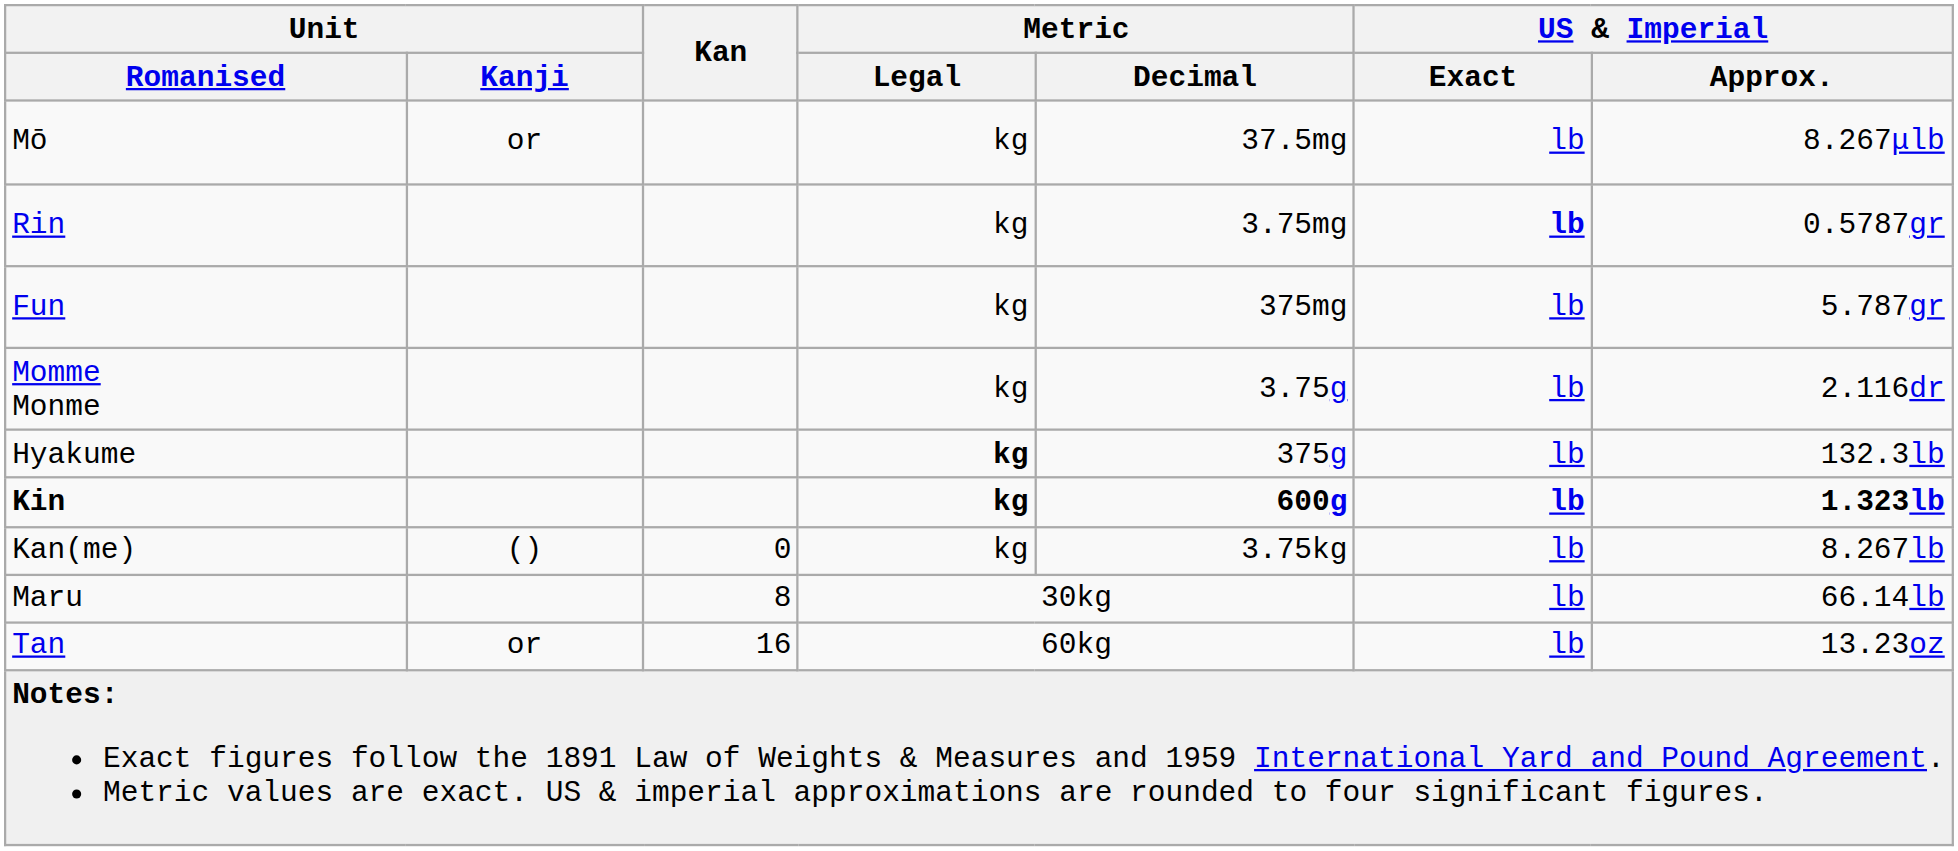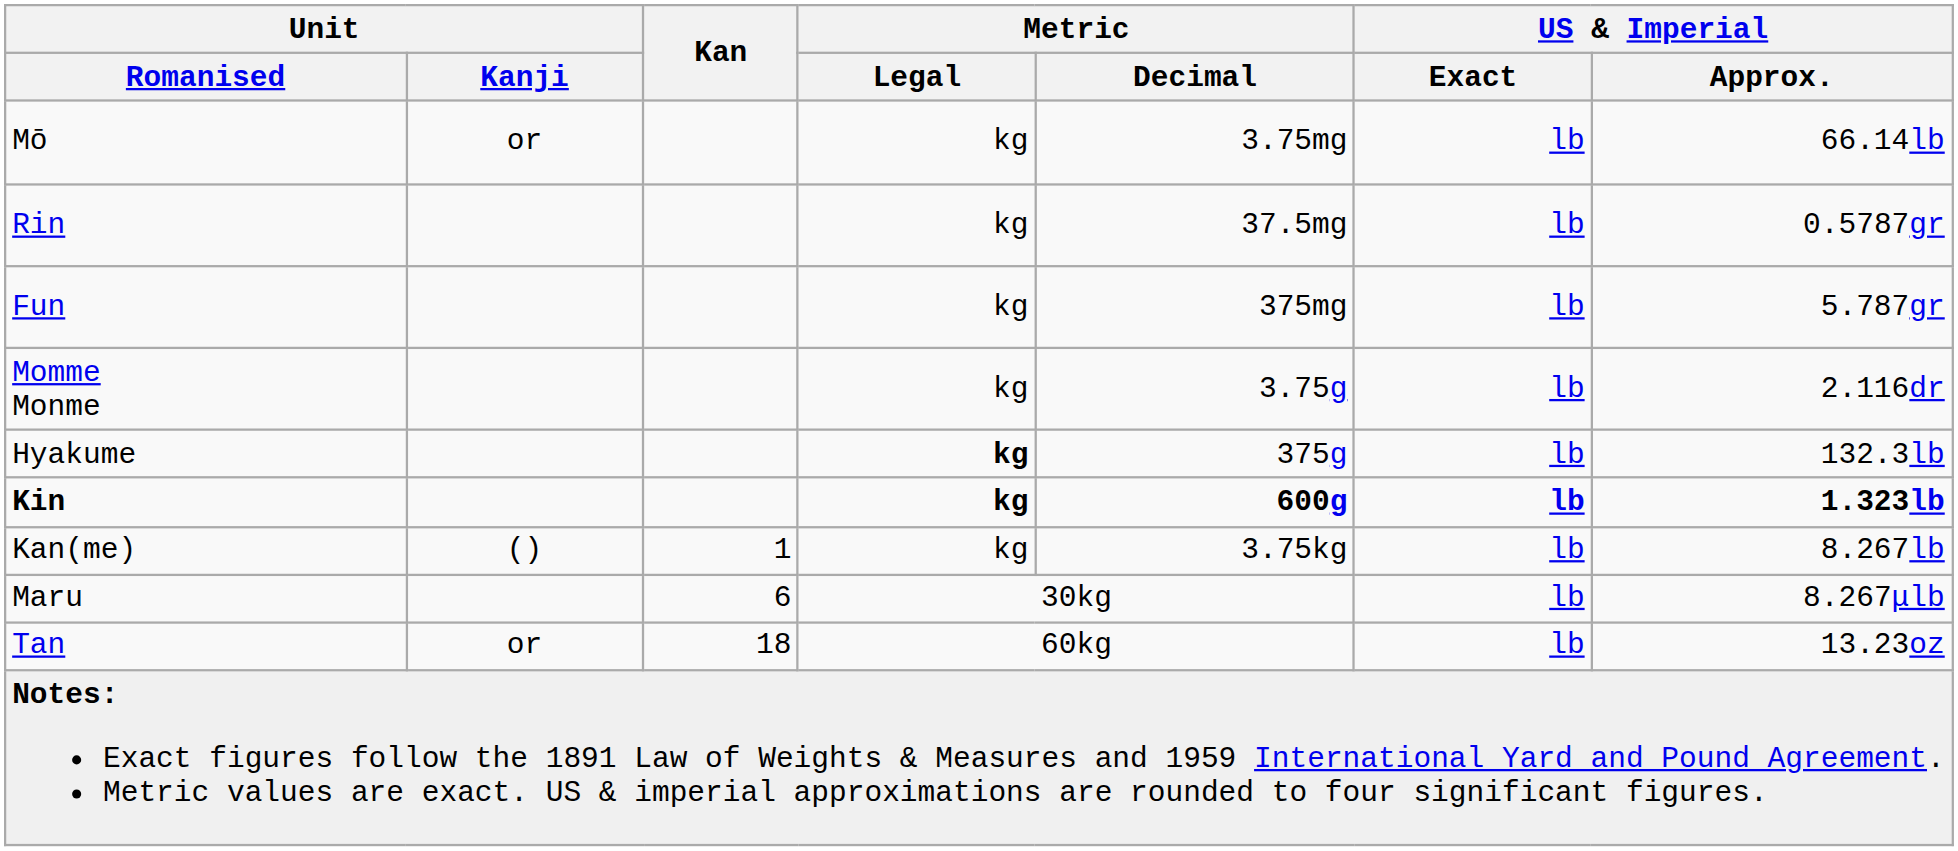(1294, 142) 37.5mg -> (1294, 142) 3.75mg
(1874, 142) 8.267μlb -> (1883, 142) 66.14lb
(1294, 225) 3.75mg -> (1294, 225) 37.5mg
(1567, 225) bold -> (1567, 225) normal
(783, 550) 0 -> (783, 550) 1
(783, 598) 8 -> (783, 598) 6
(1883, 598) 66.14lb -> (1874, 598) 8.267μlb
(774, 646) 16 -> (774, 646) 18
